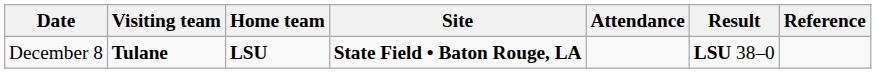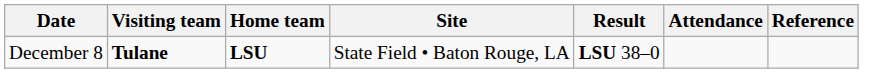columns swapped: (734, 20) <-> (638, 20)
(458, 52) bold -> (452, 52) normal
